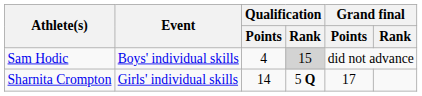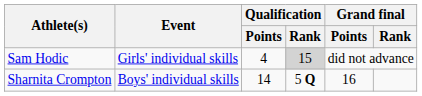(178, 58) Boys' individual skills -> (178, 58) Girls' individual skills
(178, 79) Girls' individual skills -> (178, 79) Boys' individual skills
(349, 79) 17 -> (349, 79) 16
